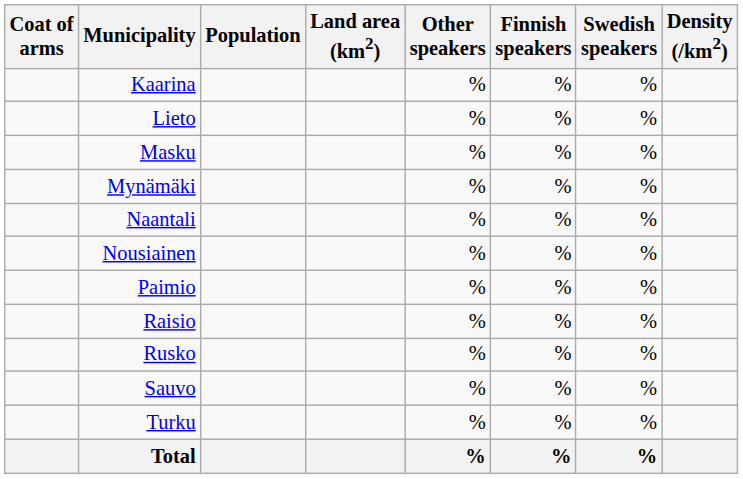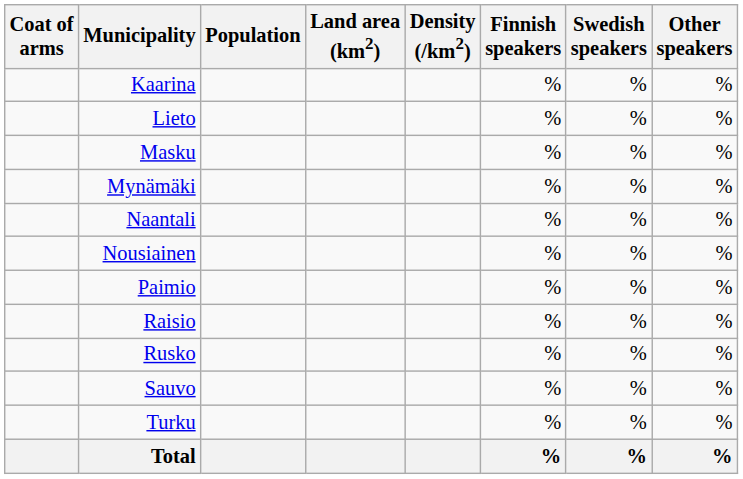columns swapped: (700, 36) <-> (448, 36)
